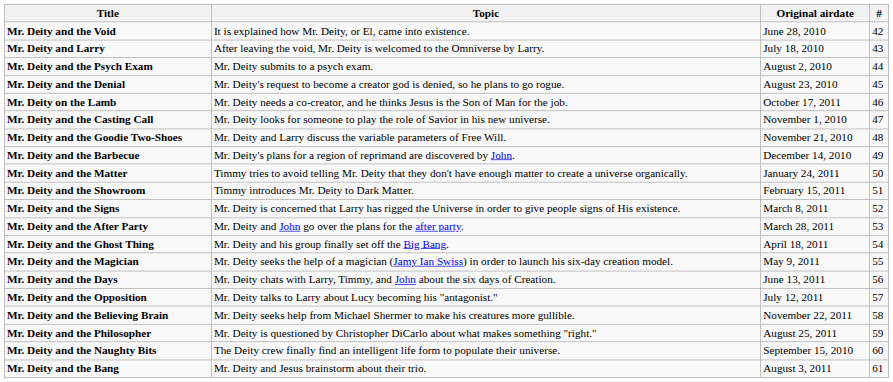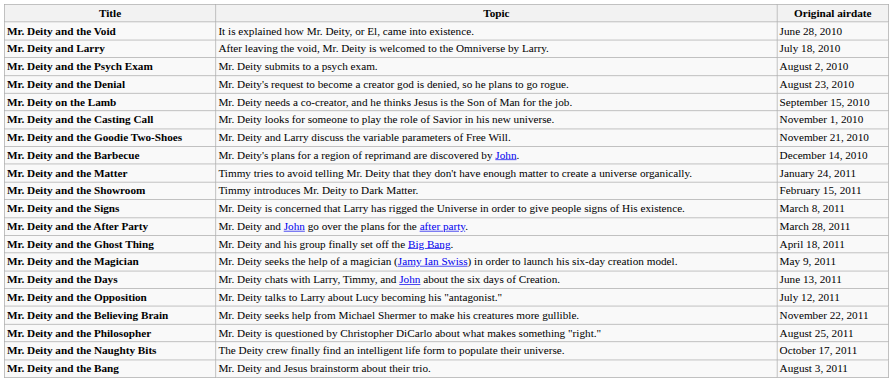- column: (879, 13)
(802, 102) October 17, 2011 -> (825, 102) September 15, 2010
(808, 350) September 15, 2010 -> (818, 350) October 17, 2011
